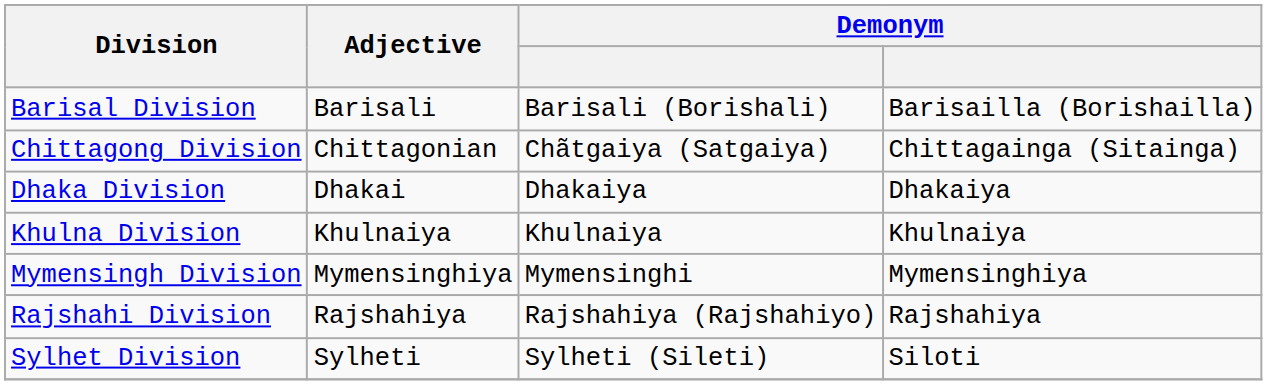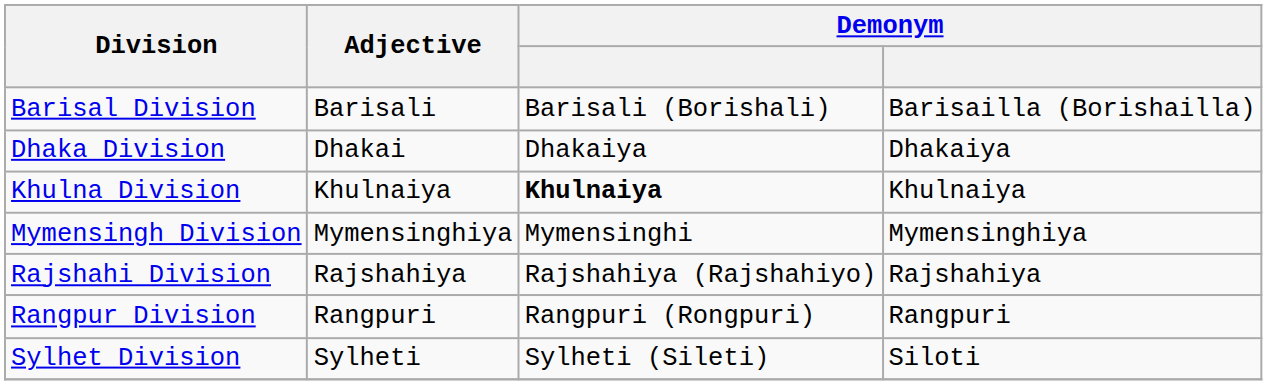- row: (156, 150)
(593, 233) normal -> (593, 192) bold
+ row: (133, 316)
